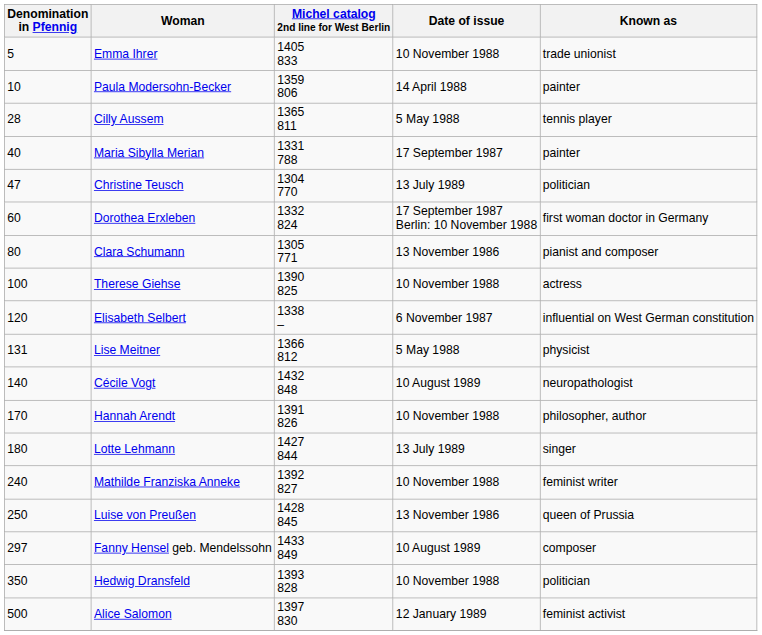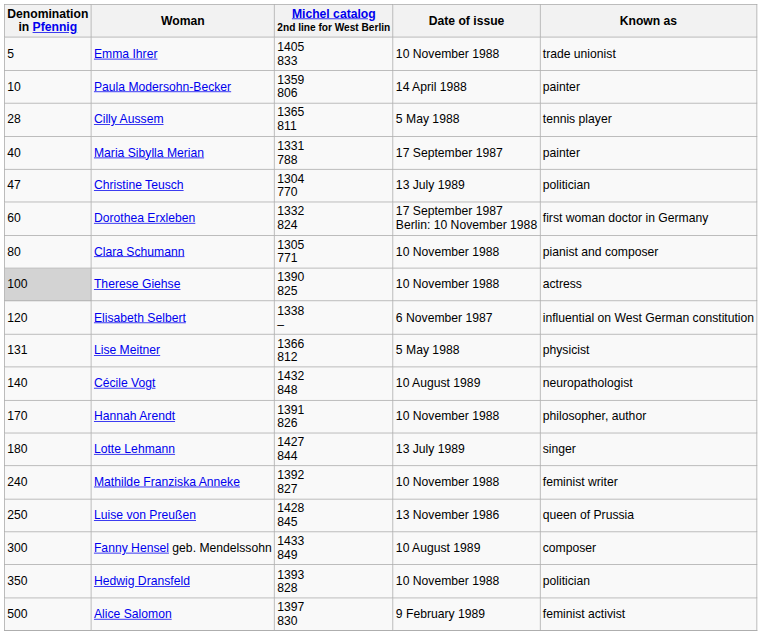(448, 251) 13 November 1986 -> (448, 251) 10 November 1988
(17, 284) no background -> (17, 284) lightgrey background
(17, 548) 297 -> (17, 548) 300
(441, 614) 12 January 1989 -> (440, 614) 9 February 1989
